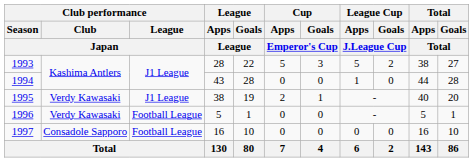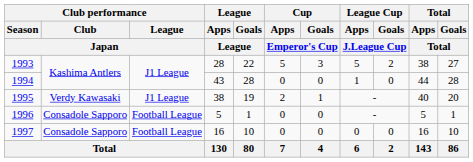(85, 115) Verdy Kawasaki -> (85, 115) Consadole Sapporo
